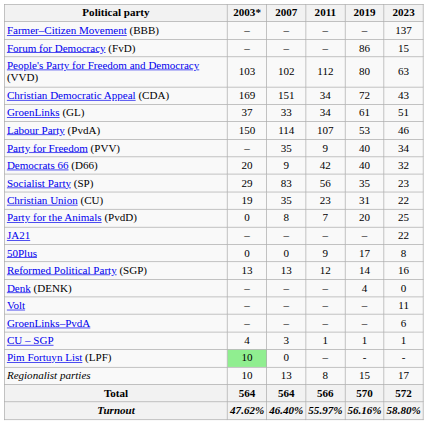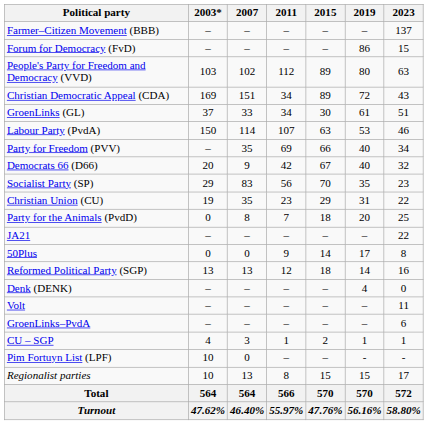+ column: (325, 13)
(325, 148) 9 -> (286, 148) 69
(247, 358) lightgreen background -> (208, 358) no background
